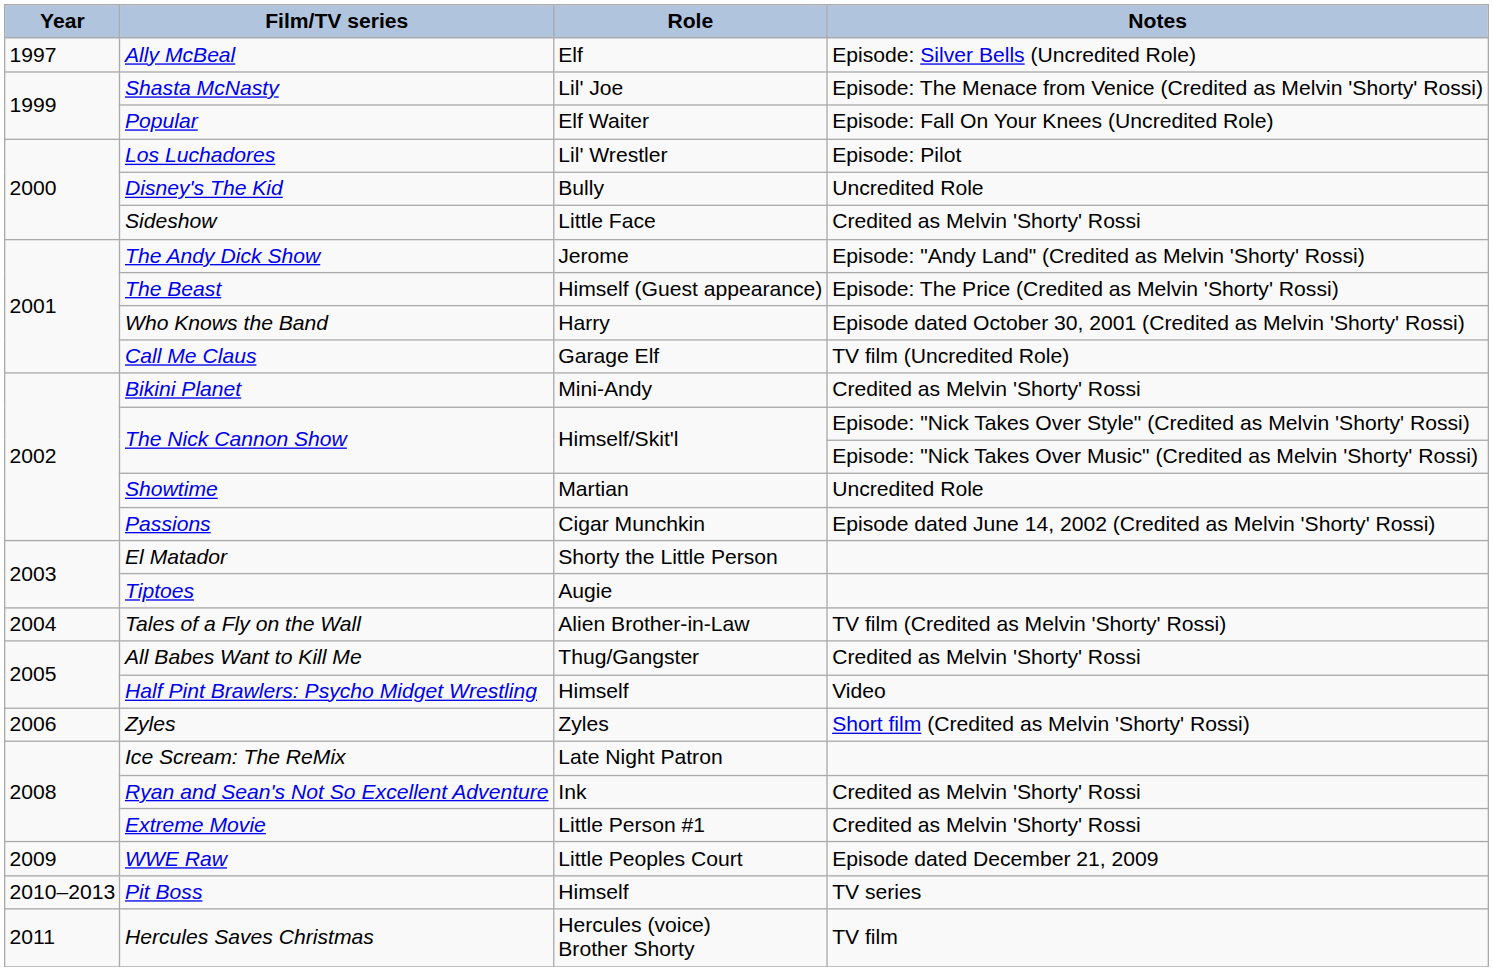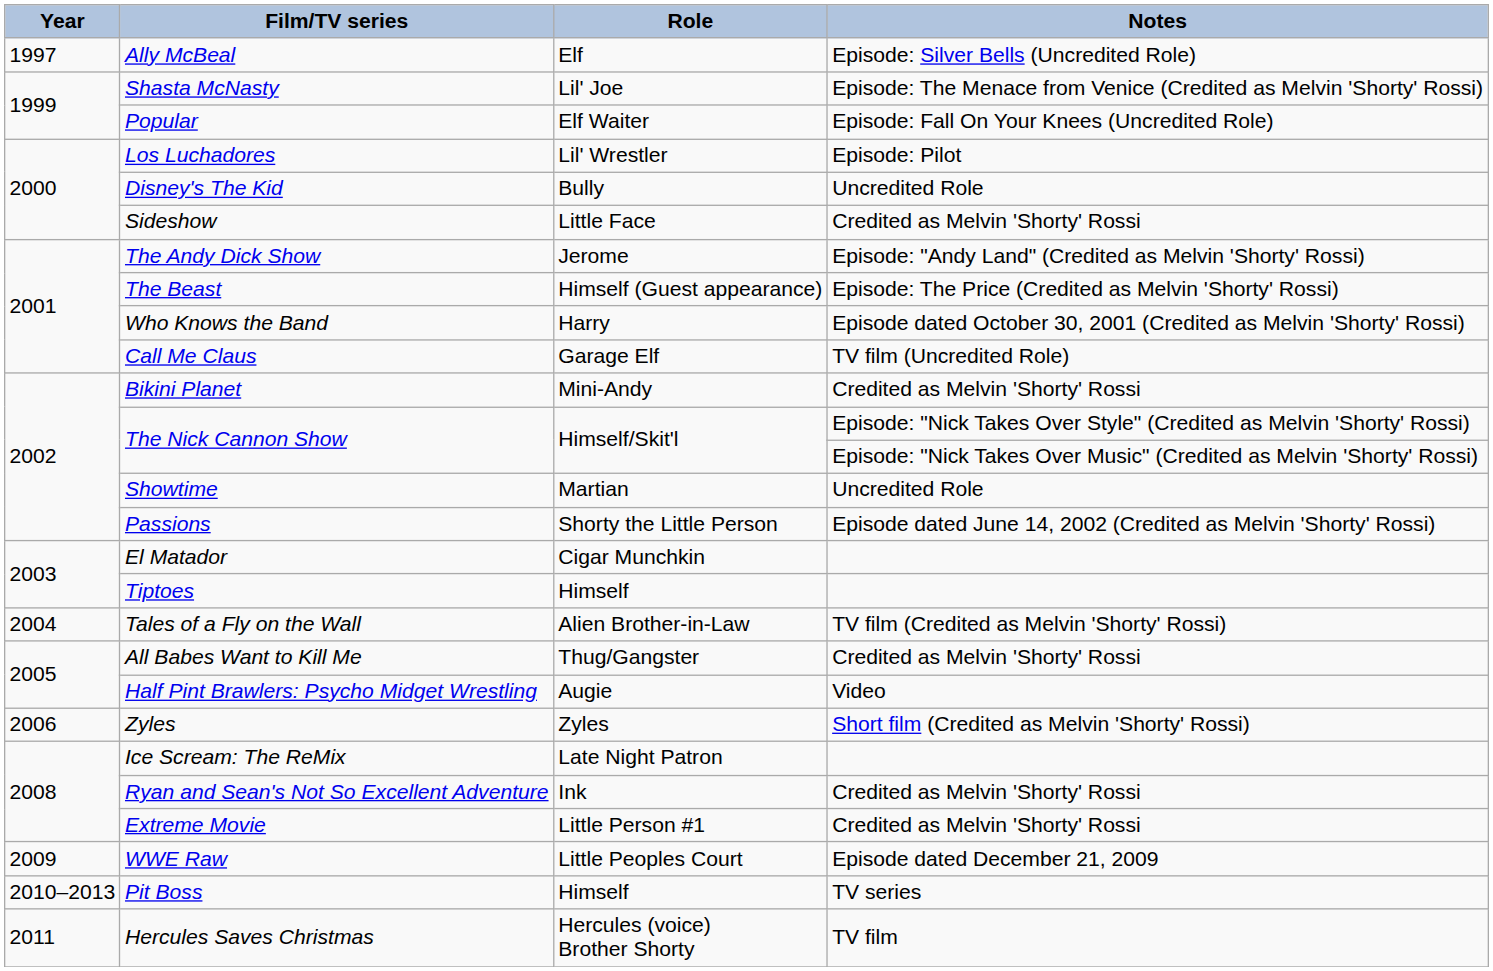(632, 523) Cigar Munchkin -> (668, 523) Shorty the Little Person
(668, 557) Shorty the Little Person -> (632, 557) Cigar Munchkin
(585, 590) Augie -> (593, 590) Himself
(593, 691) Himself -> (585, 691) Augie
